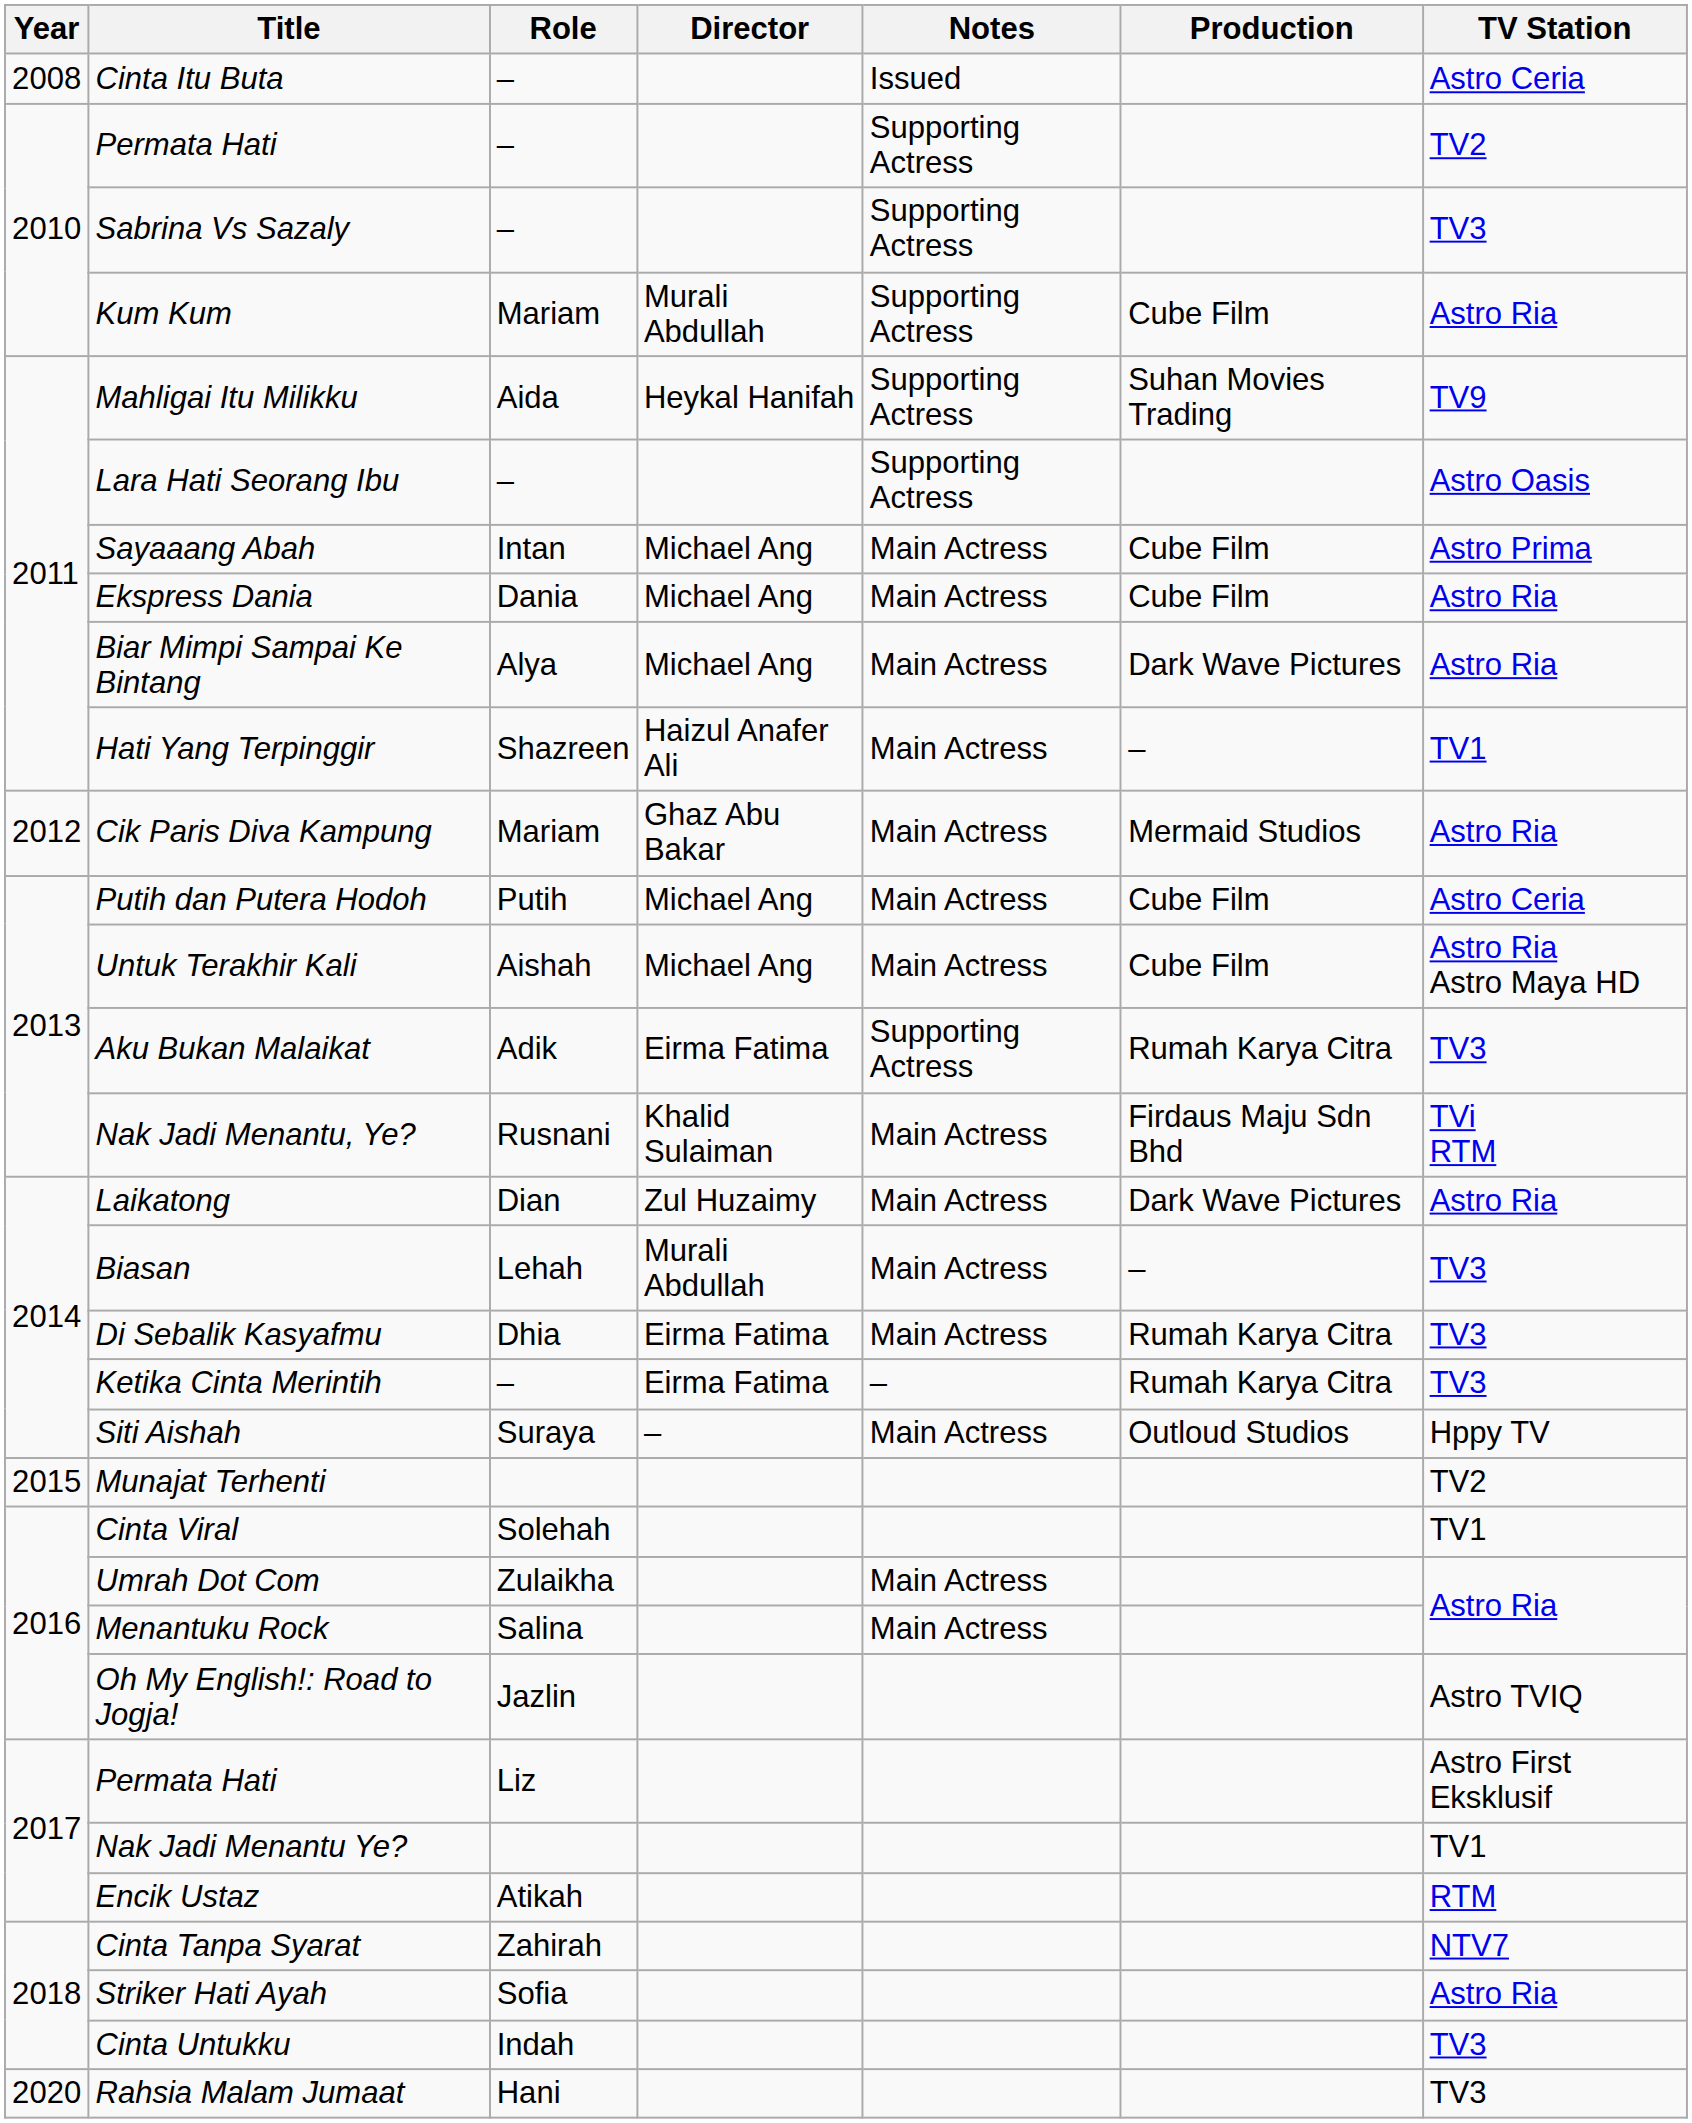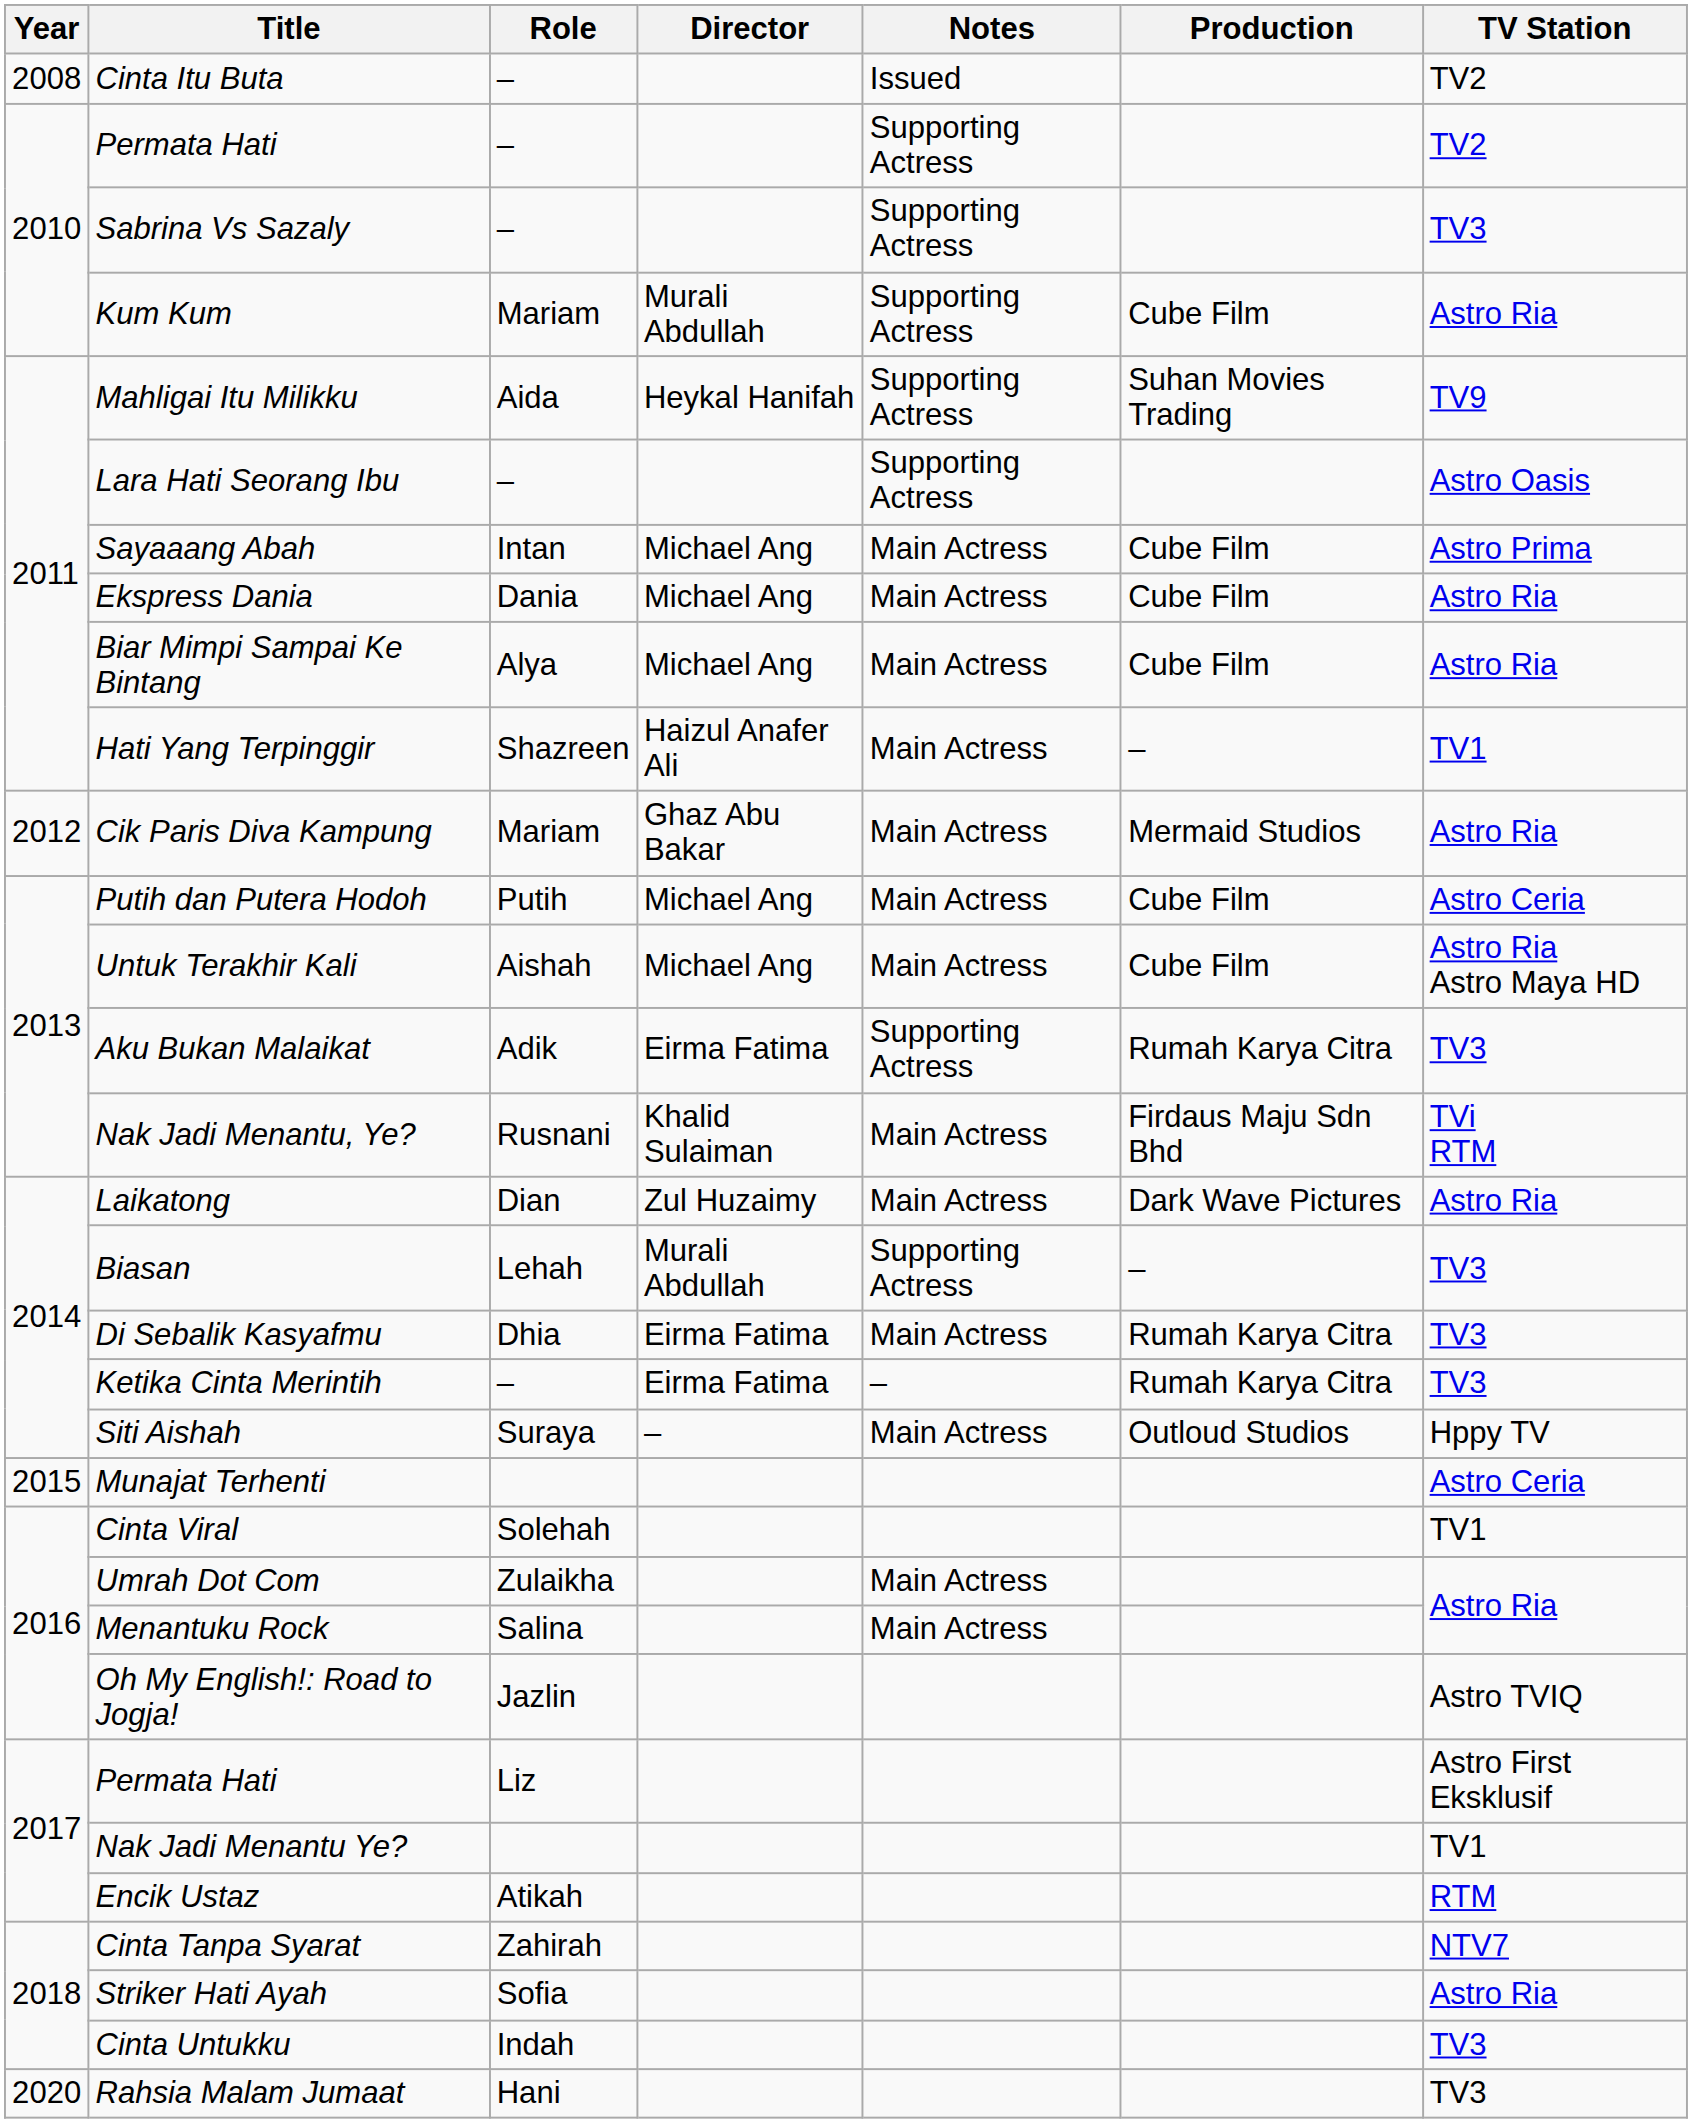(1507, 78) Astro Ceria -> (1458, 78) TV2
(1265, 664) Dark Wave Pictures -> (1199, 664) Cube Film
(959, 1267) Main Actress -> (945, 1267) Supporting Actress
(1458, 1481) TV2 -> (1507, 1481) Astro Ceria
